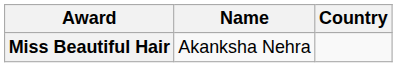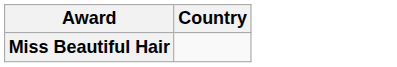- column: (245, 18)
